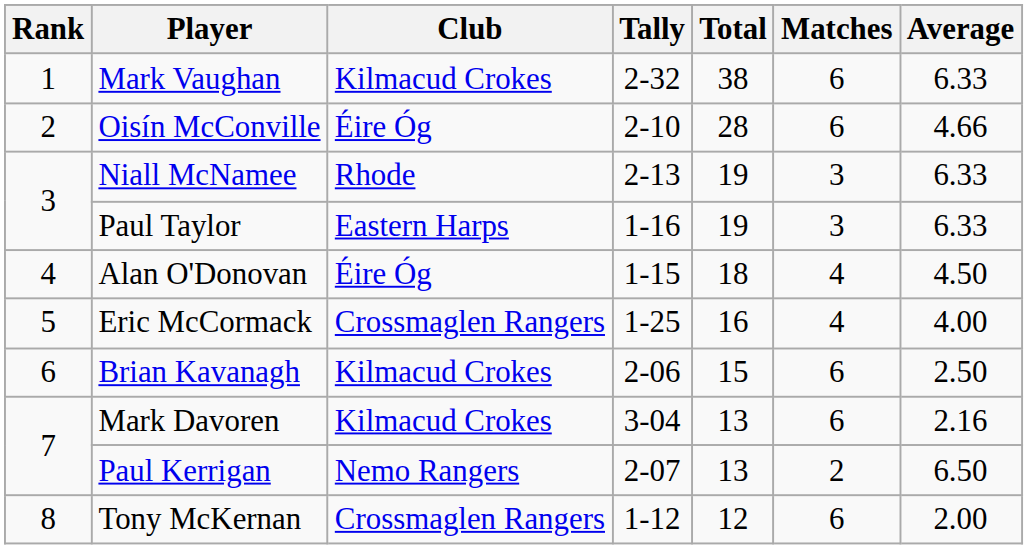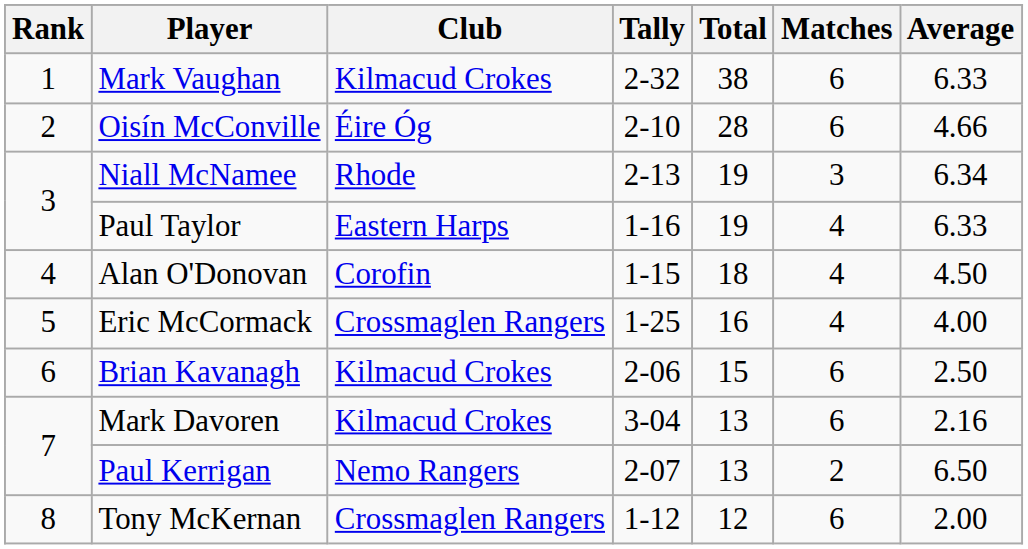(960, 175) 6.33 -> (960, 175) 6.34
(837, 224) 3 -> (837, 224) 4
(383, 273) Éire Óg -> (383, 273) Corofin
